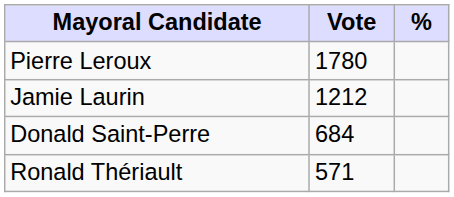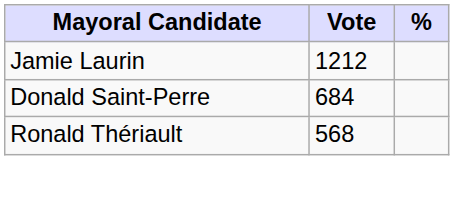- row: (81, 60)
(335, 172) 571 -> (335, 135) 568
